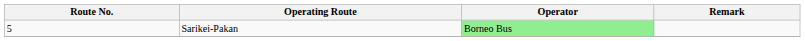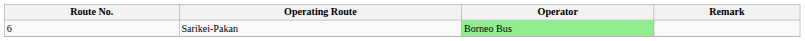(9, 28) 5 -> (9, 28) 6
